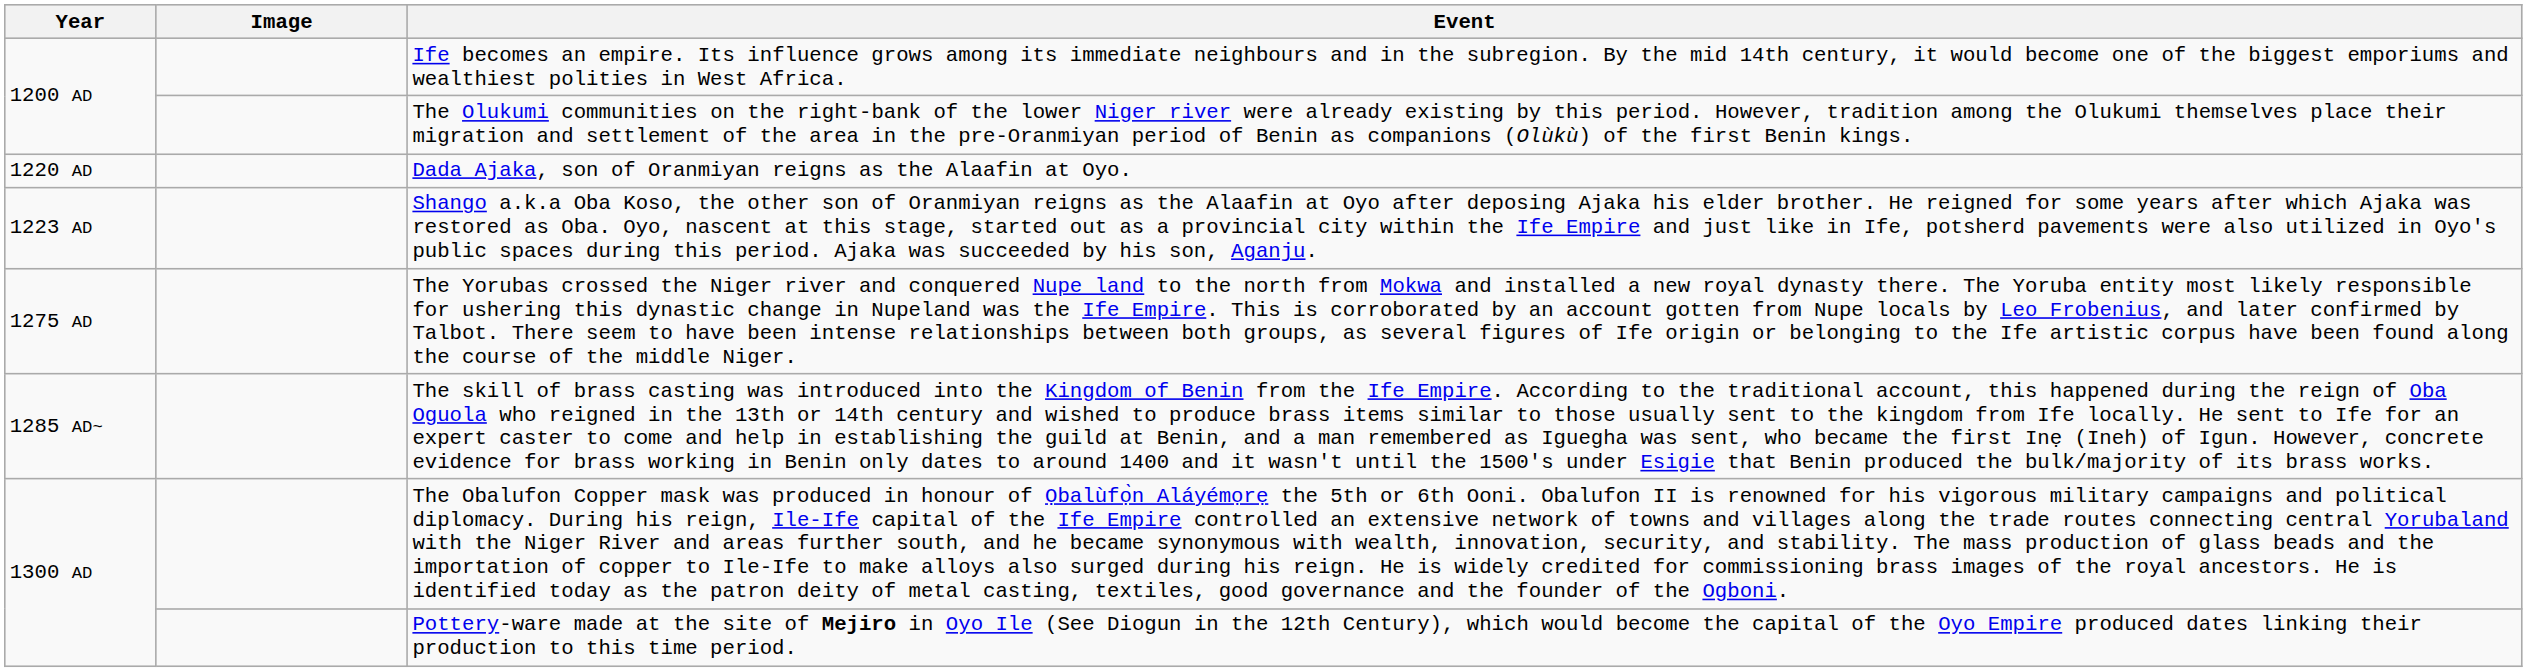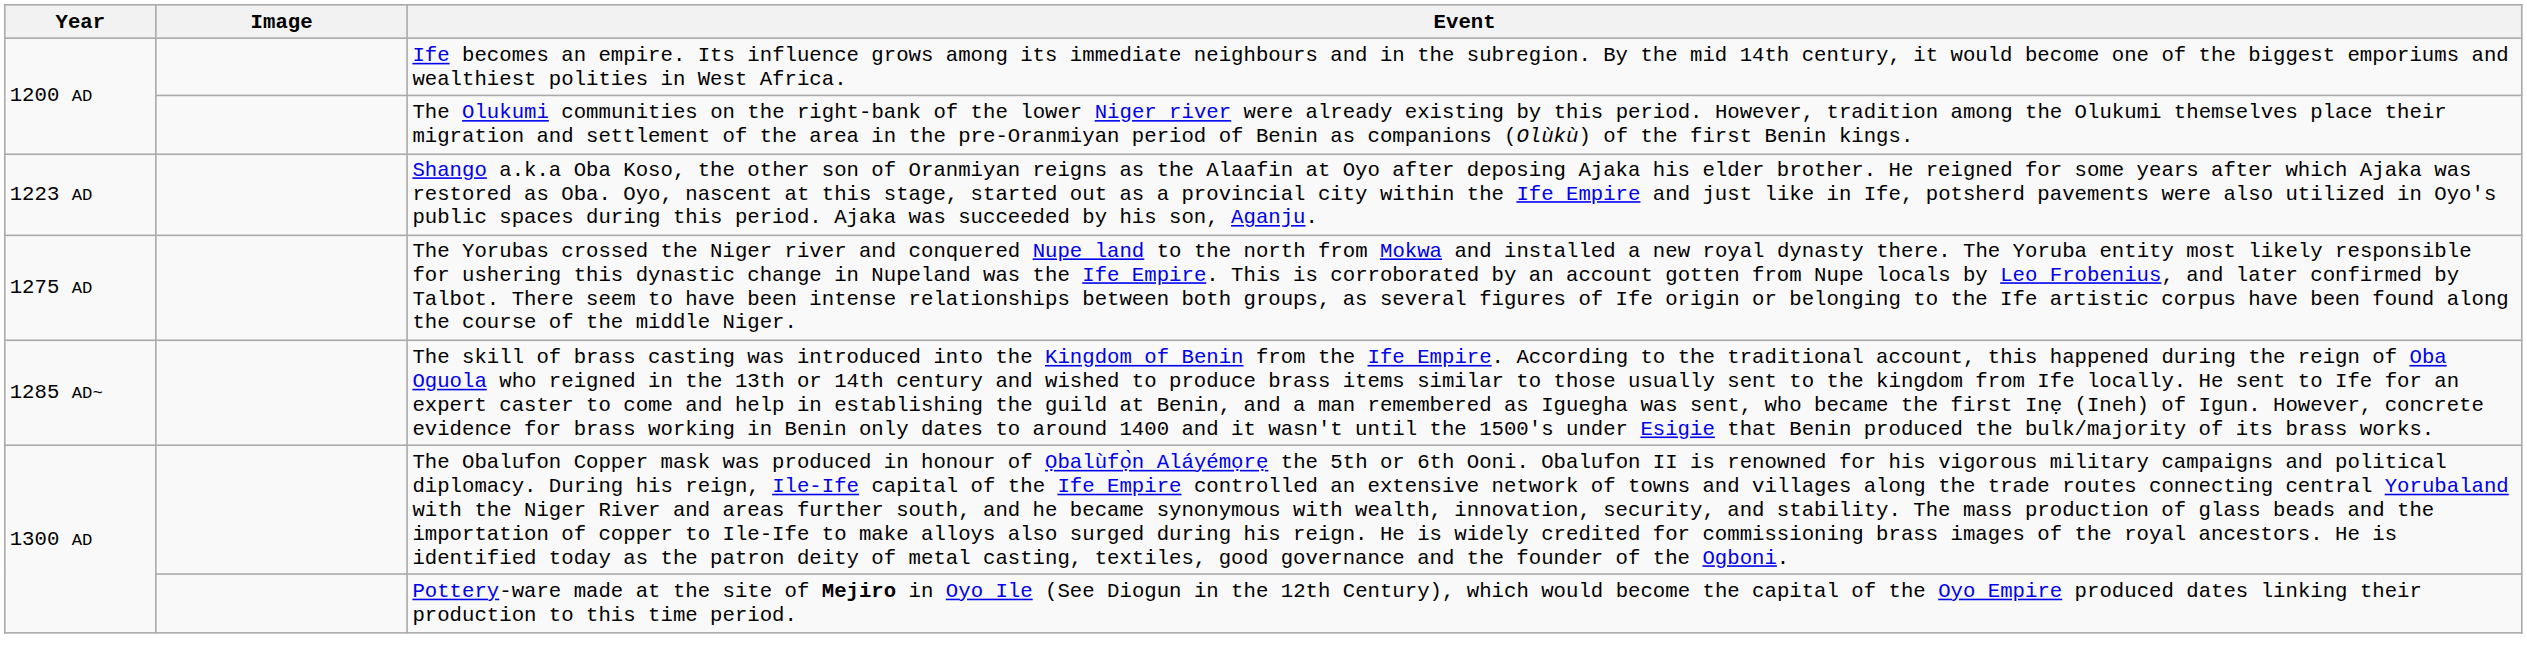- row: (772, 170)
